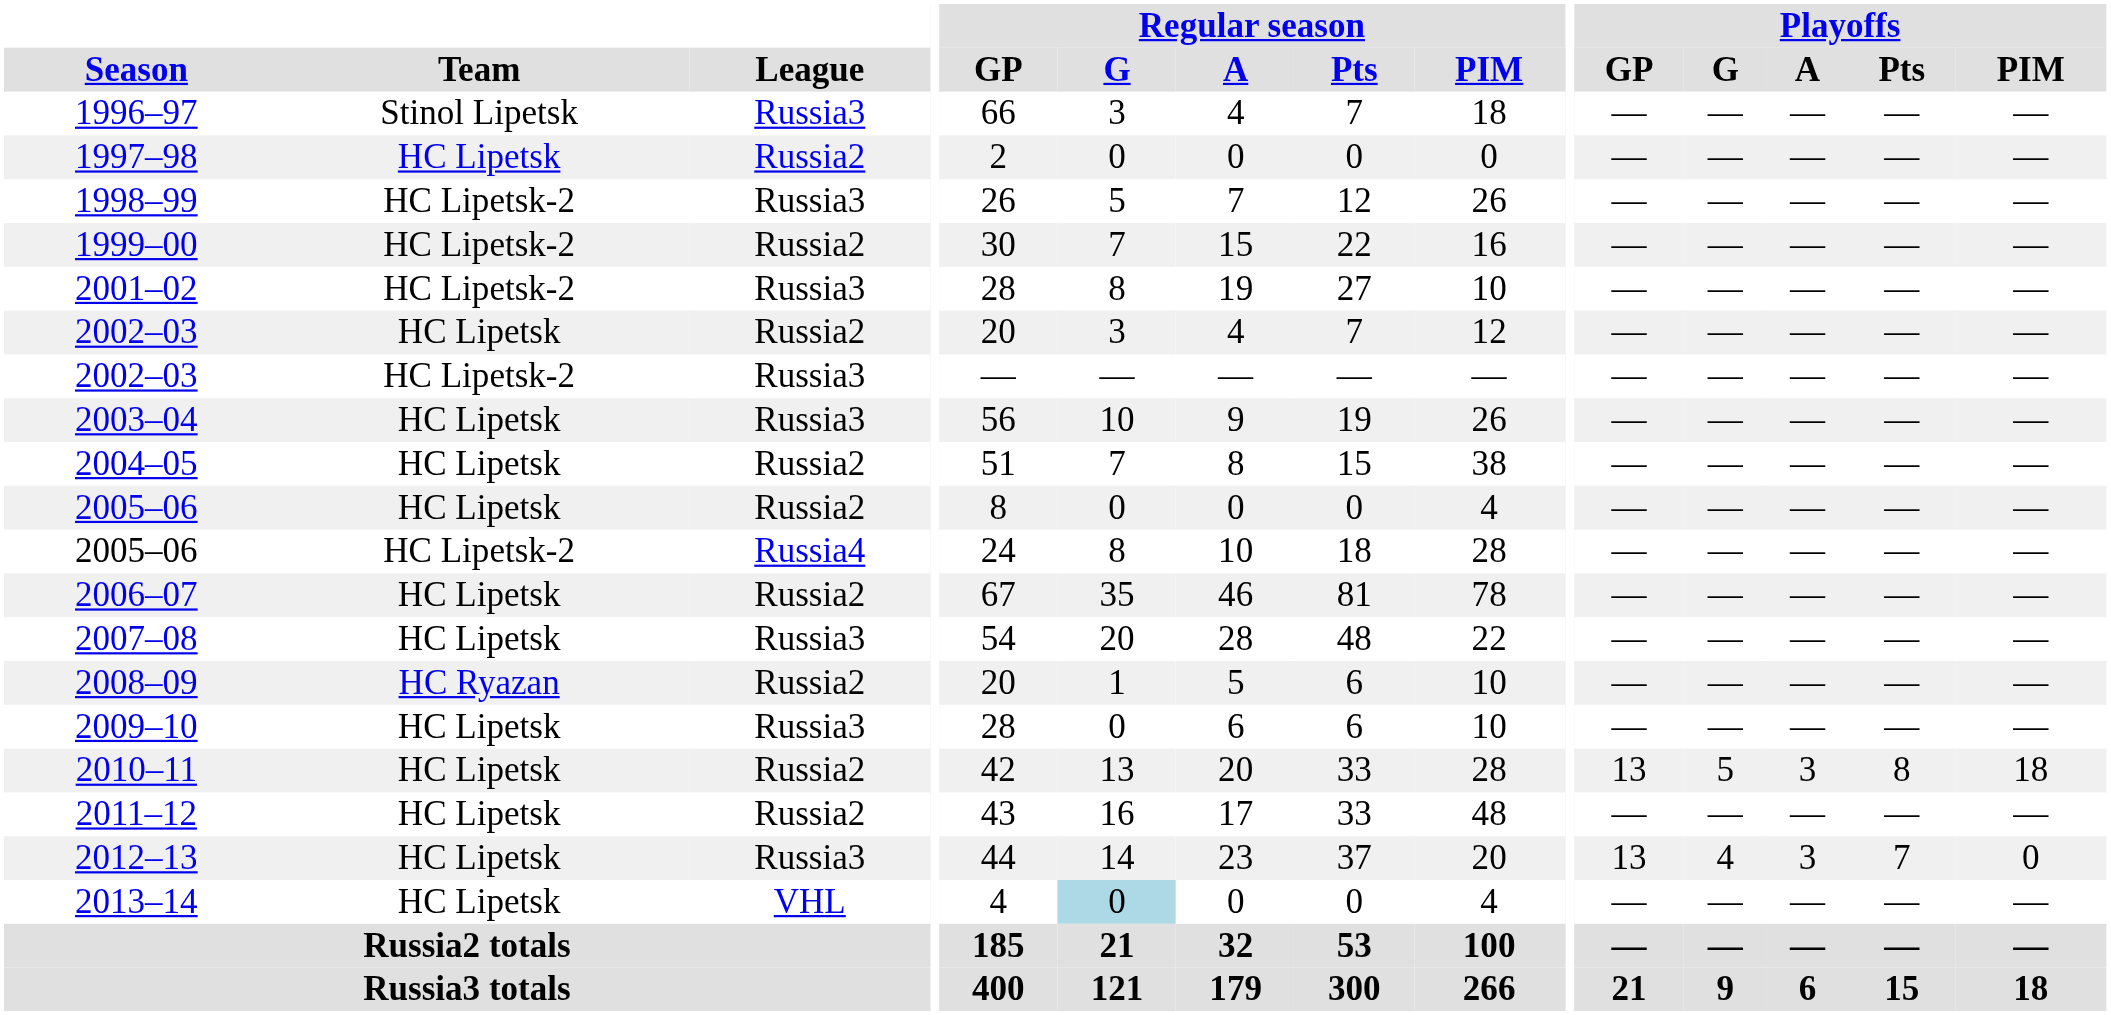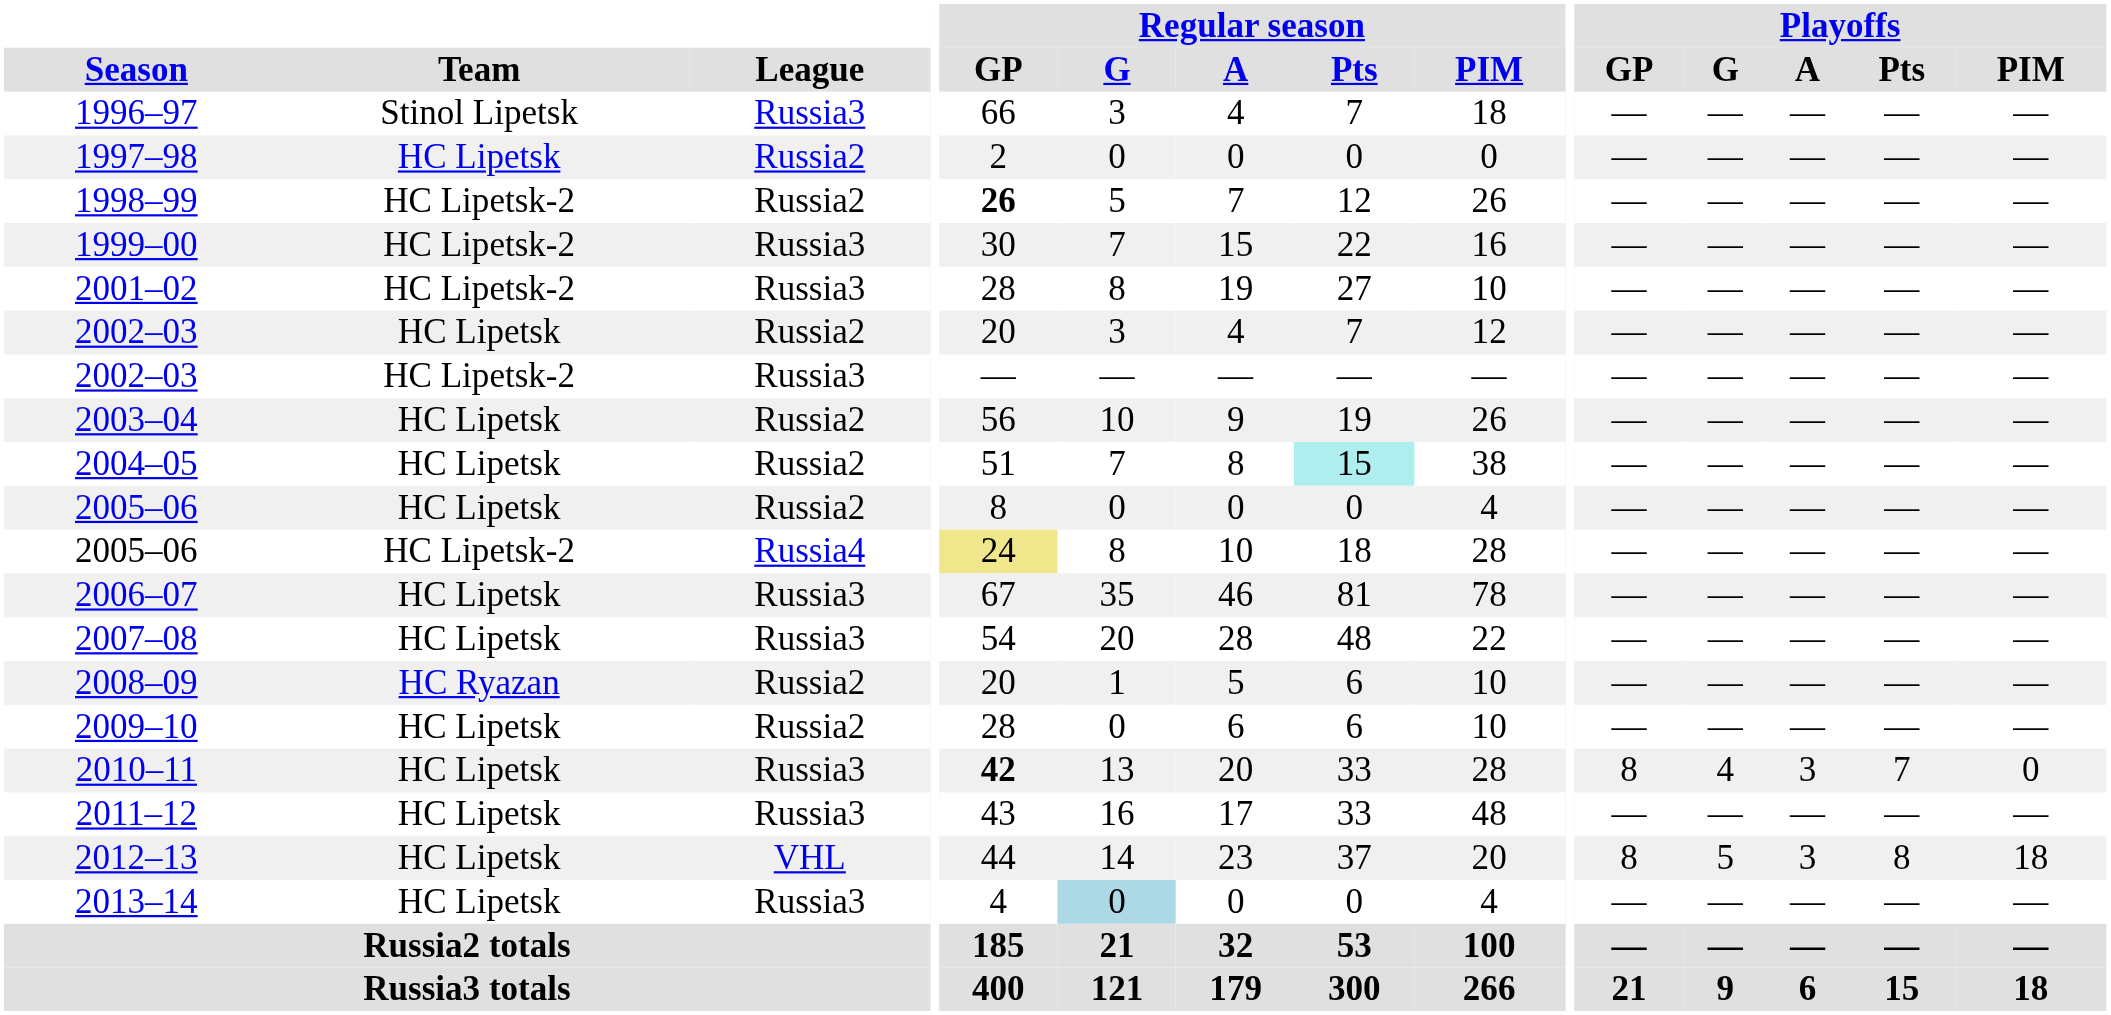(810, 200) Russia3 -> (810, 200) Russia2
(998, 200) normal -> (998, 200) bold
(810, 244) Russia2 -> (810, 244) Russia3
(810, 419) Russia3 -> (810, 419) Russia2
(1354, 463) no background -> (1354, 463) paleturquoise background
(998, 550) no background -> (998, 550) khaki background
(810, 594) Russia2 -> (810, 594) Russia3
(810, 726) Russia3 -> (810, 726) Russia2
(810, 769) Russia2 -> (810, 769) Russia3
(998, 769) normal -> (998, 769) bold
(1629, 769) 13 -> (1629, 769) 8
(1725, 769) 5 -> (1725, 769) 4
(1902, 769) 8 -> (1902, 769) 7
(2031, 769) 18 -> (2031, 769) 0
(810, 813) Russia2 -> (810, 813) Russia3
(810, 857) Russia3 -> (810, 857) VHL
(1629, 857) 13 -> (1629, 857) 8
(1725, 857) 4 -> (1725, 857) 5
(1902, 857) 7 -> (1902, 857) 8
(2031, 857) 0 -> (2031, 857) 18
(810, 901) VHL -> (810, 901) Russia3
